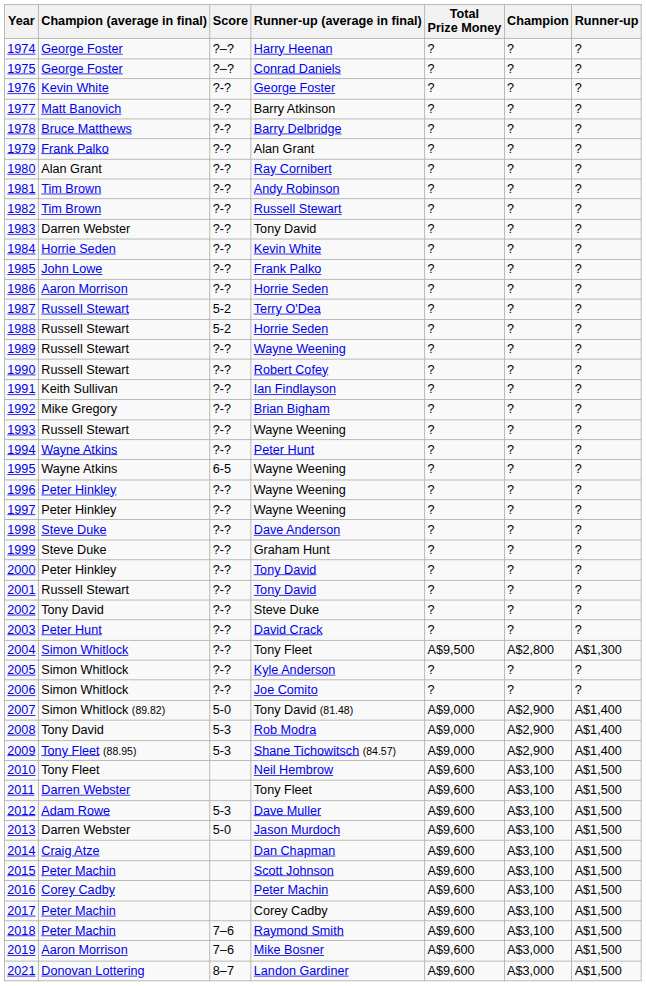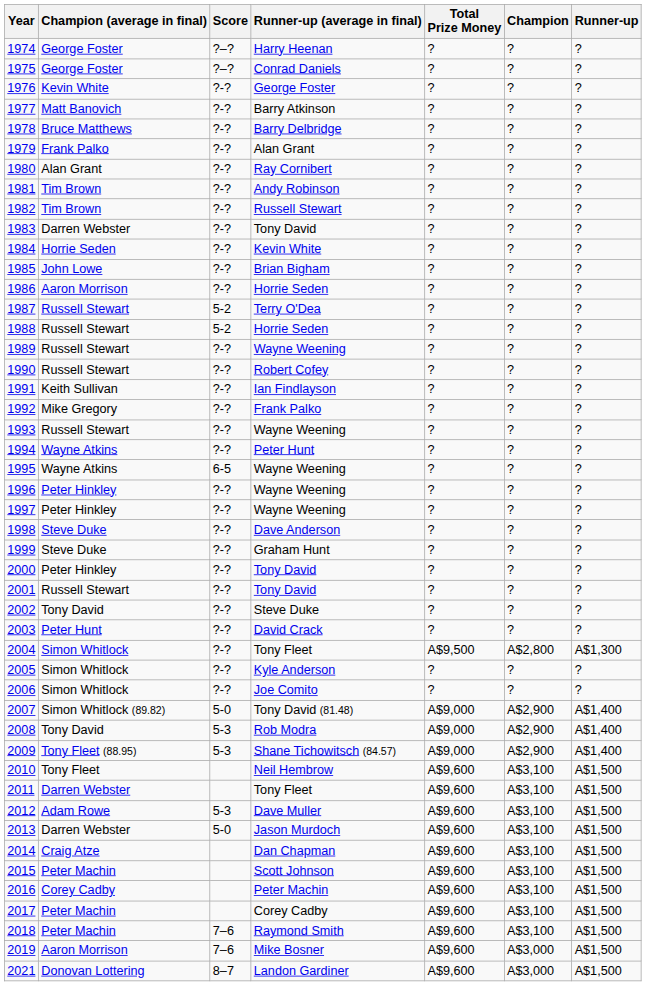(288, 269) Frank Palko -> (292, 269) Brian Bigham
(292, 409) Brian Bigham -> (288, 409) Frank Palko
